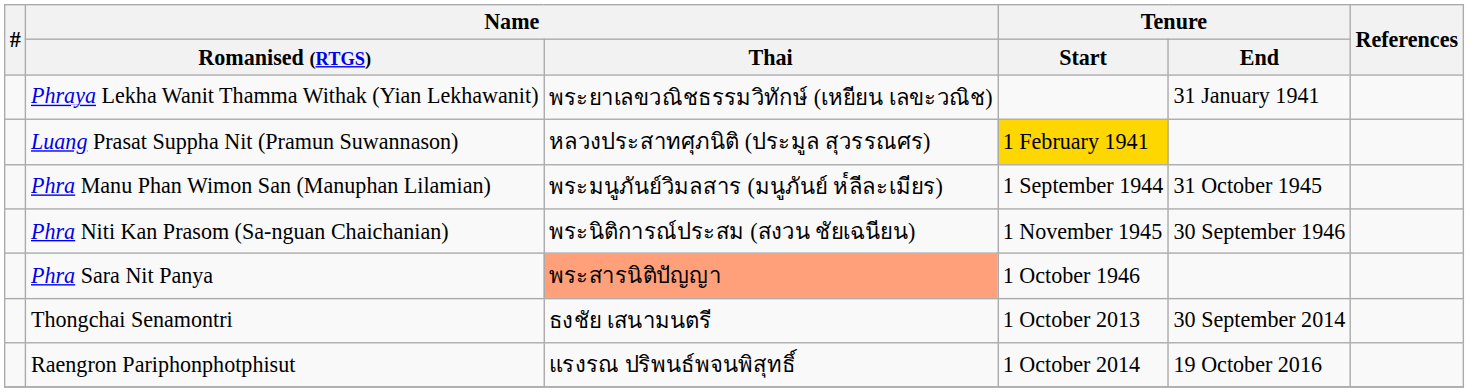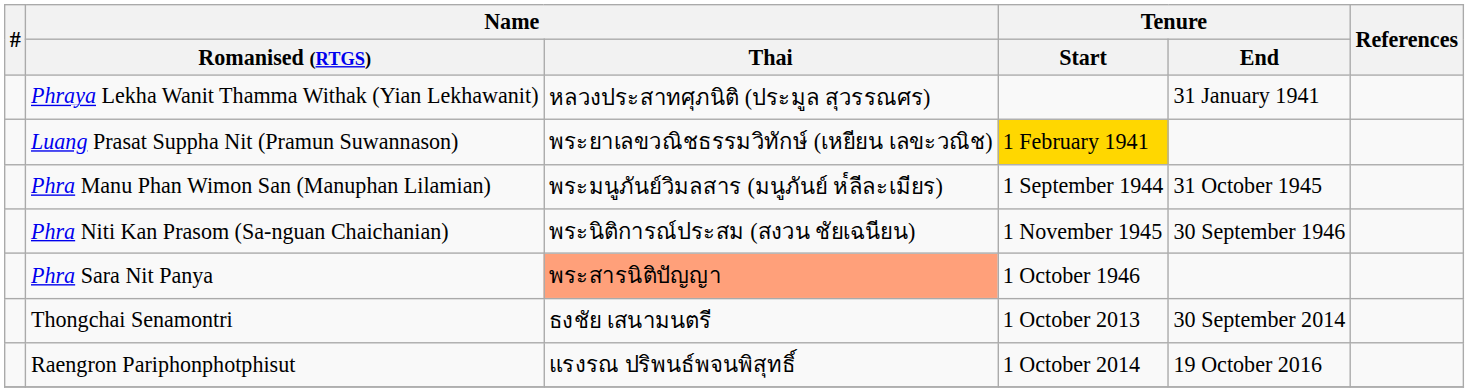(771, 97) พระยาเลขวณิชธรรมวิทักษ์ (เหยียน เลขะวณิช) -> (740, 97) หลวงประสาทศุภนิติ (ประมูล สุวรรณศร)
(740, 142) หลวงประสาทศุภนิติ (ประมูล สุวรรณศร) -> (771, 142) พระยาเลขวณิชธรรมวิทักษ์ (เหยียน เลขะวณิช)
